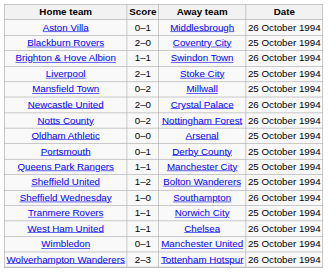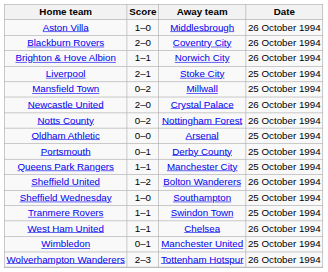(143, 27) 0–1 -> (143, 27) 1–0
(284, 43) 25 October 1994 -> (284, 43) 26 October 1994
(202, 58) Swindon Town -> (202, 58) Norwich City
(284, 182) 25 October 1994 -> (284, 182) 26 October 1994
(284, 197) 26 October 1994 -> (284, 197) 25 October 1994
(202, 213) Norwich City -> (202, 213) Swindon Town
